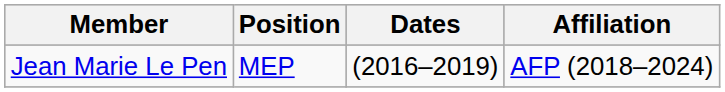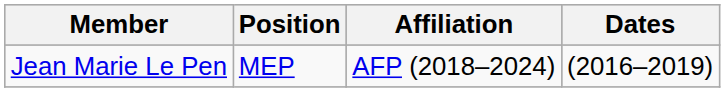columns swapped: (425, 24) <-> (612, 24)
